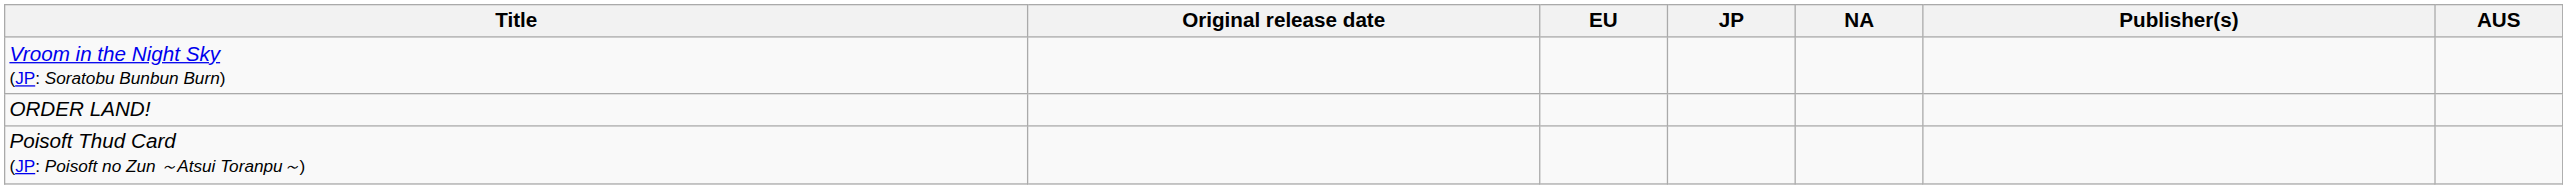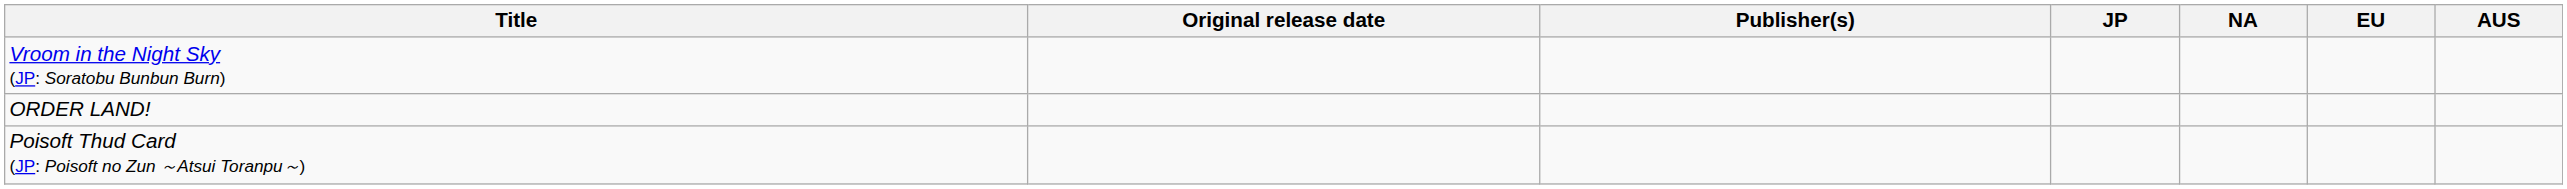columns swapped: (2179, 20) <-> (1603, 20)
